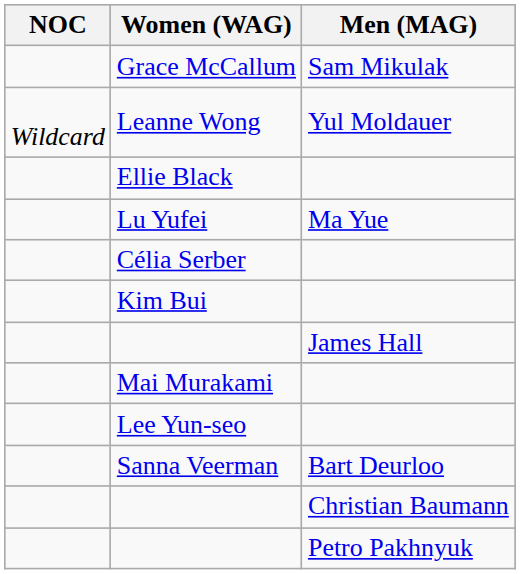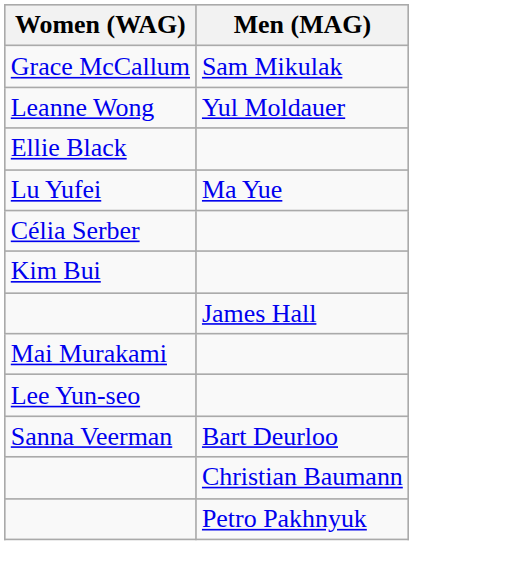- column: (58, 25)
